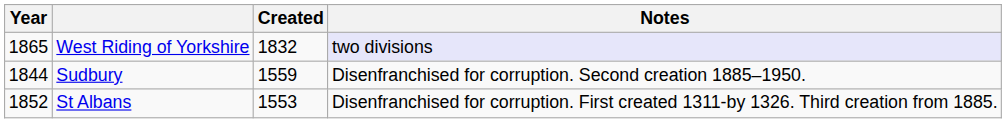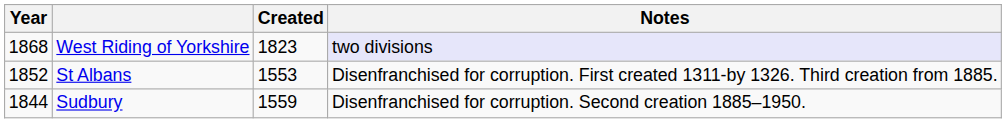(28, 46) 1865 -> (28, 46) 1868
(277, 46) 1832 -> (277, 46) 1823
rows swapped: (94, 103) <-> (89, 74)
